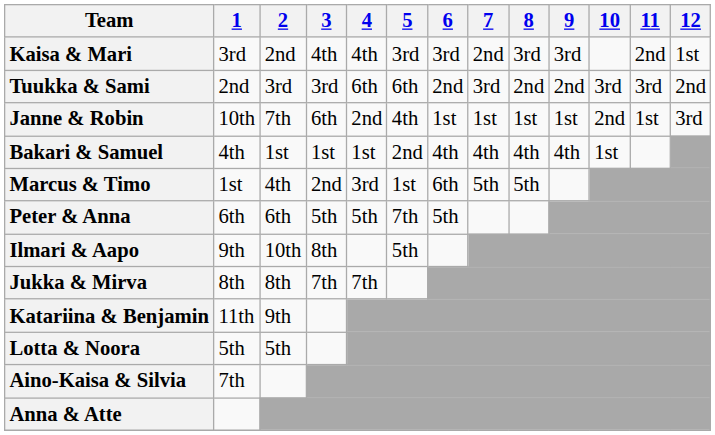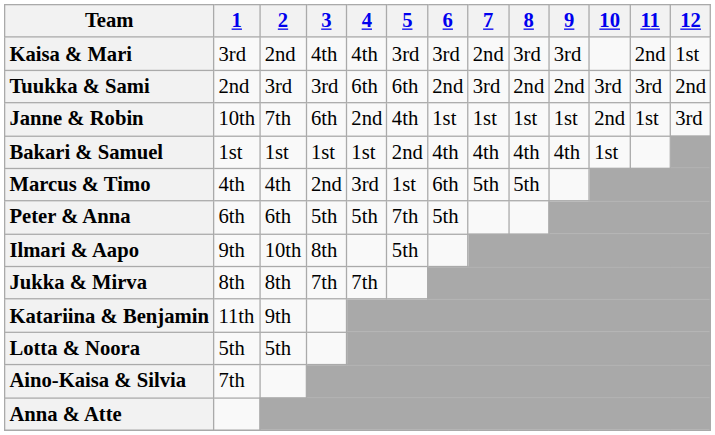(232, 151) 4th -> (230, 151) 1st
(230, 184) 1st -> (232, 184) 4th
